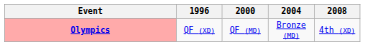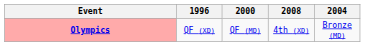columns swapped: (291, 11) <-> (337, 11)
